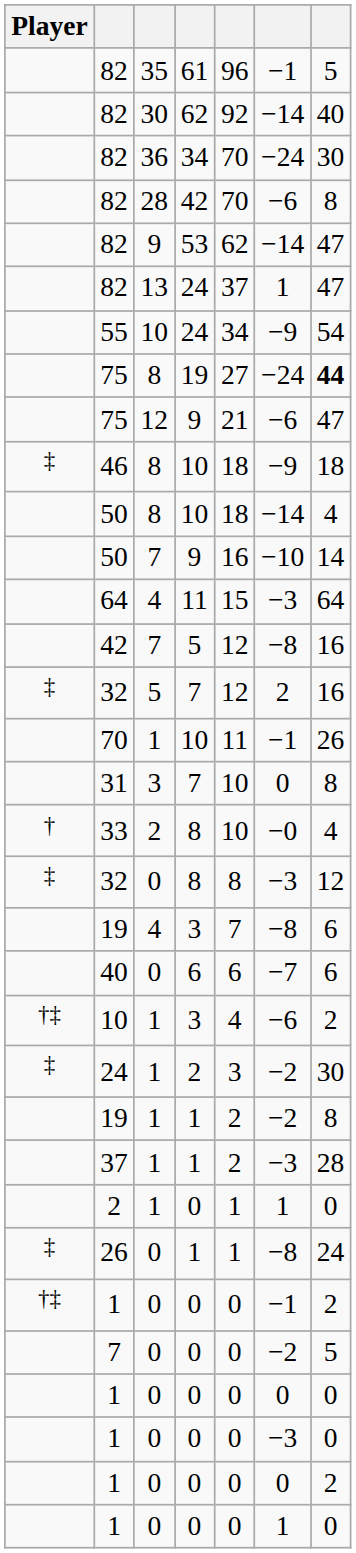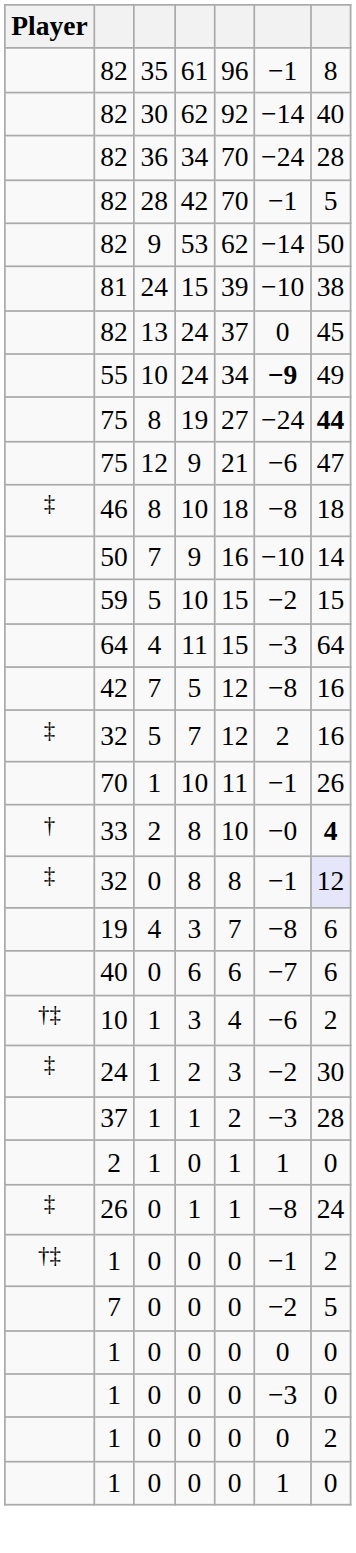(331, 69) 5 -> (331, 69) 8
(331, 157) 30 -> (331, 157) 28
(283, 200) −6 -> (283, 200) −1
(331, 200) 8 -> (331, 200) 5
(331, 244) 47 -> (331, 244) 50
+ row: (114, 288)
(283, 288) 1 -> (283, 331) 0
(331, 288) 47 -> (331, 331) 45
(283, 331) normal -> (283, 375) bold
(331, 331) 54 -> (331, 375) 49
(283, 466) −9 -> (283, 510) −8
- row: (114, 513)
+ row: (114, 601)
- row: (114, 783)
(331, 830) normal -> (331, 830) bold
(283, 881) −3 -> (283, 881) −1
(331, 881) no background -> (331, 881) lavender background
- row: (114, 1118)
